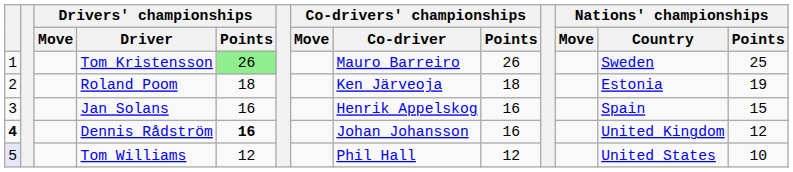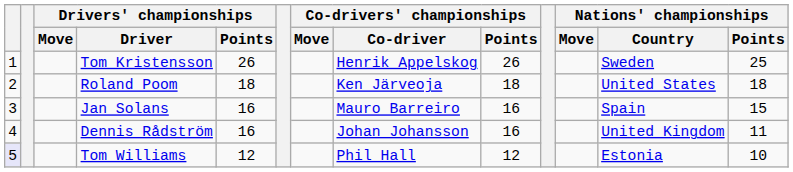(247, 63) lightgreen background -> (247, 63) no background
(398, 63) Mauro Barreiro -> (407, 63) Henrik Appelskog
(632, 86) Estonia -> (658, 86) United States
(758, 86) 19 -> (758, 86) 18
(407, 109) Henrik Appelskog -> (398, 109) Mauro Barreiro
(13, 132) bold -> (13, 132) normal
(247, 132) bold -> (247, 132) normal
(758, 132) 12 -> (758, 132) 11
(658, 155) United States -> (632, 155) Estonia
